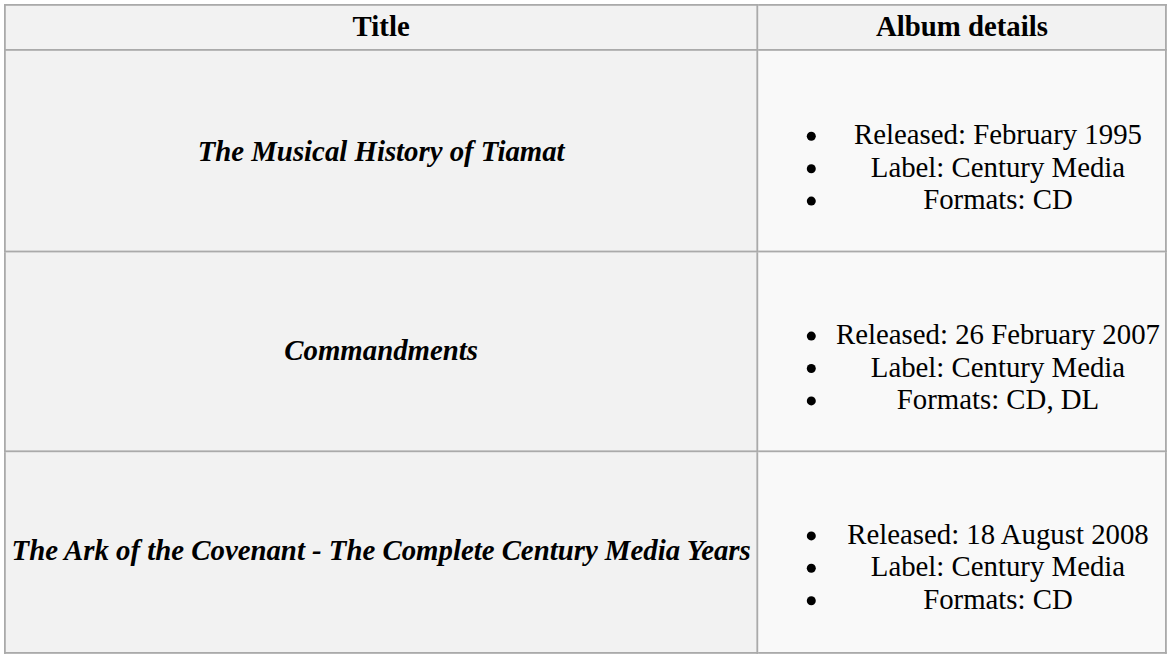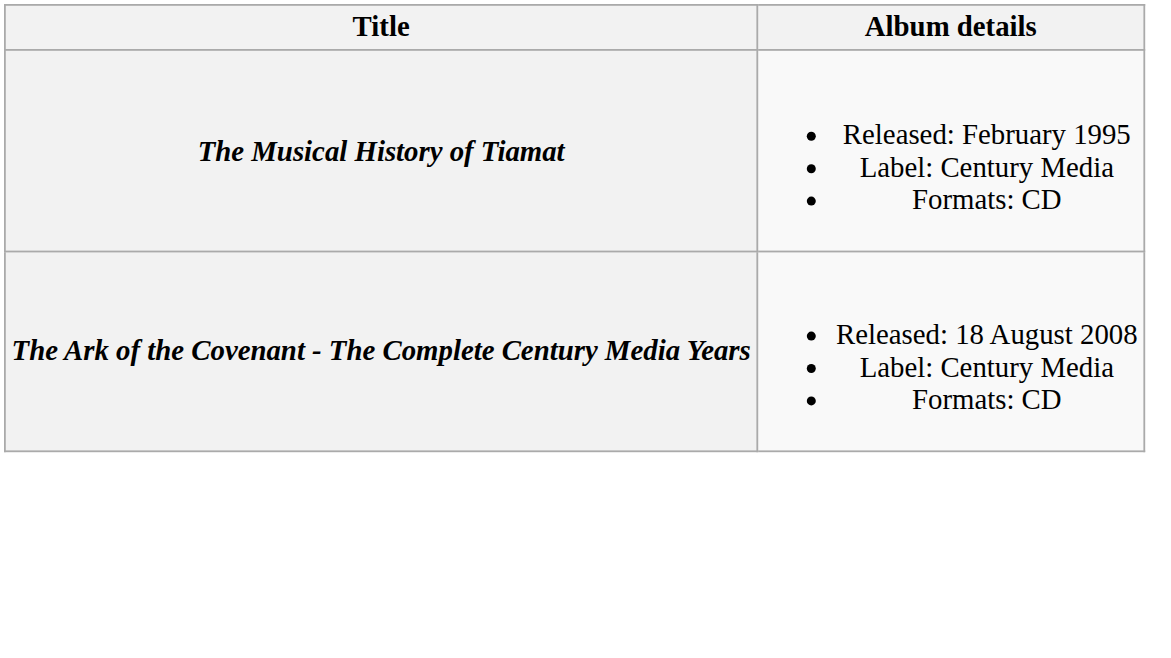- row: (381, 350)
